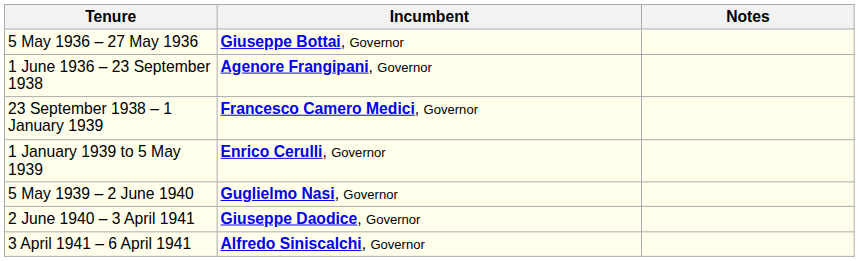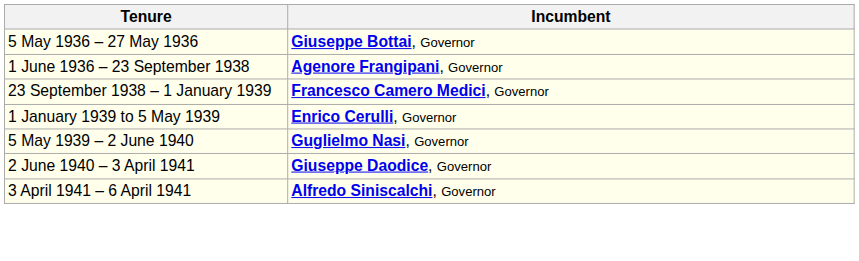- column: (748, 16)
